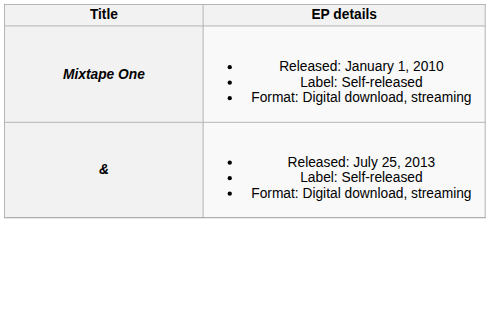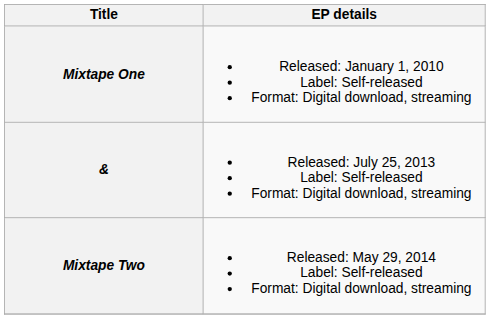+ row: (104, 265)
